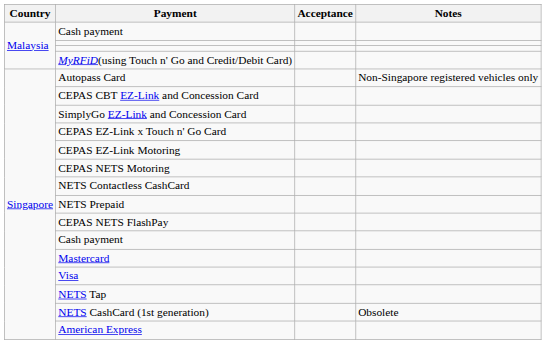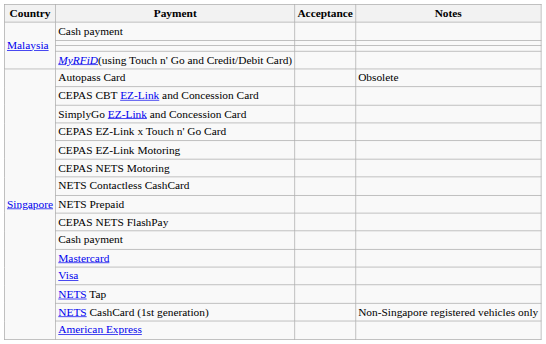(448, 78) Non-Singapore registered vehicles only -> (378, 78) Obsolete
(378, 312) Obsolete -> (448, 312) Non-Singapore registered vehicles only
